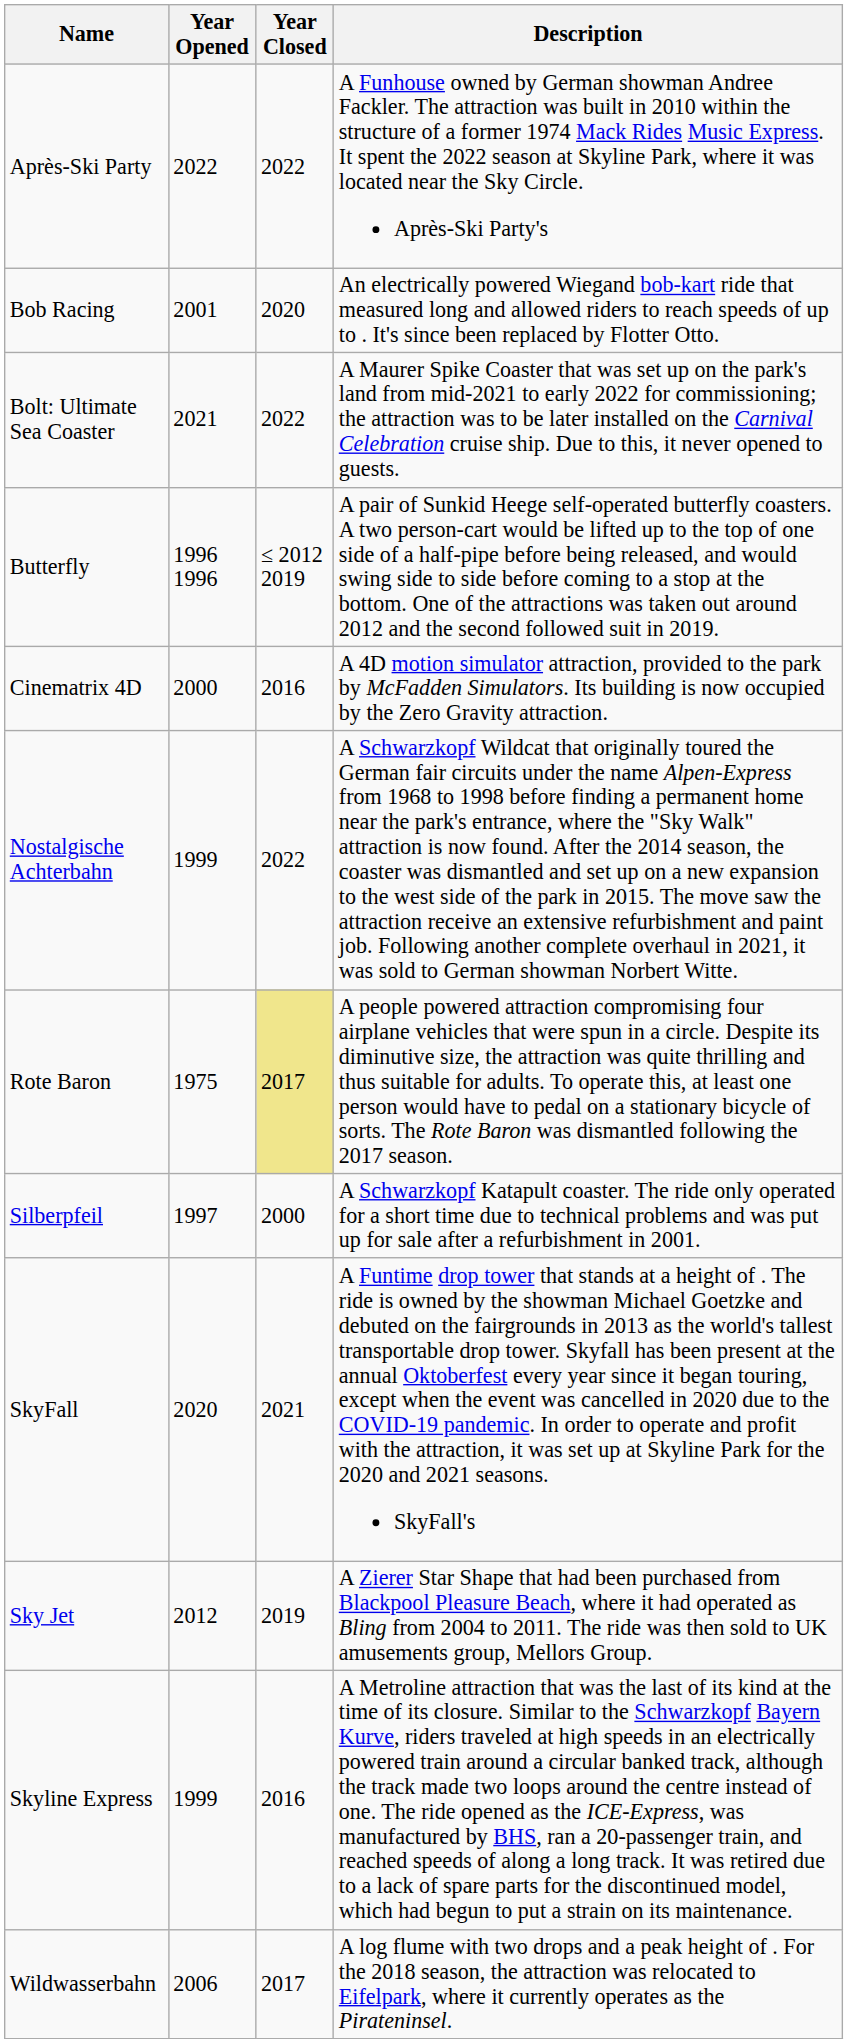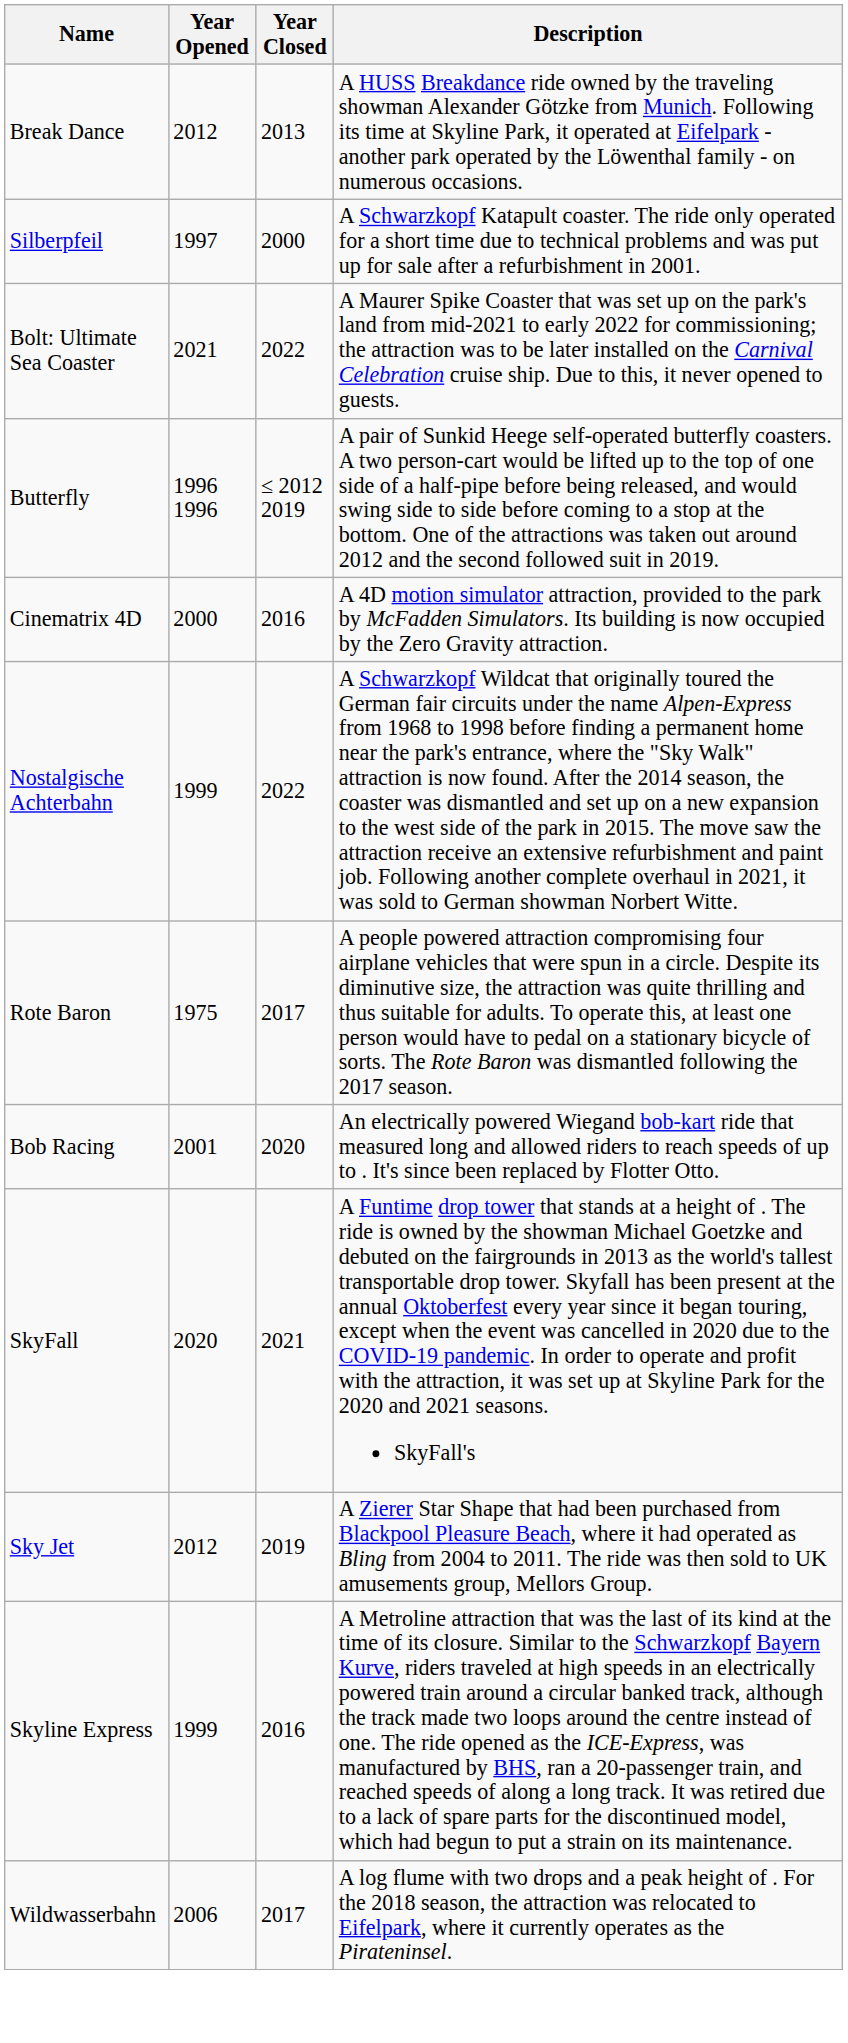- row: (81, 166)
+ row: (67, 131)
rows swapped: (62, 310) <-> (56, 1215)
(283, 1081) khaki background -> (283, 1012) no background
